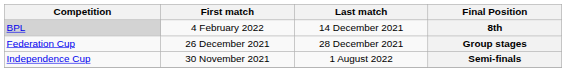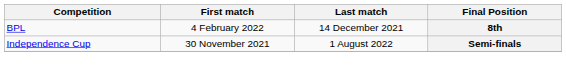(16, 28) lightgrey background -> (16, 28) no background
- row: (495, 43)
